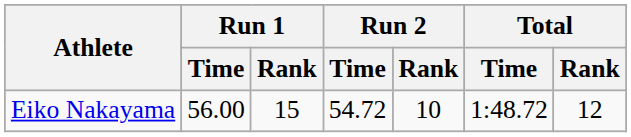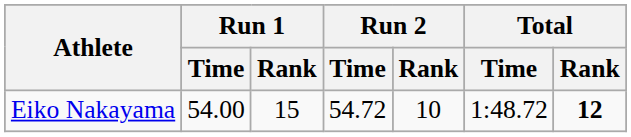(216, 110) 56.00 -> (216, 110) 54.00
(590, 110) normal -> (590, 110) bold
